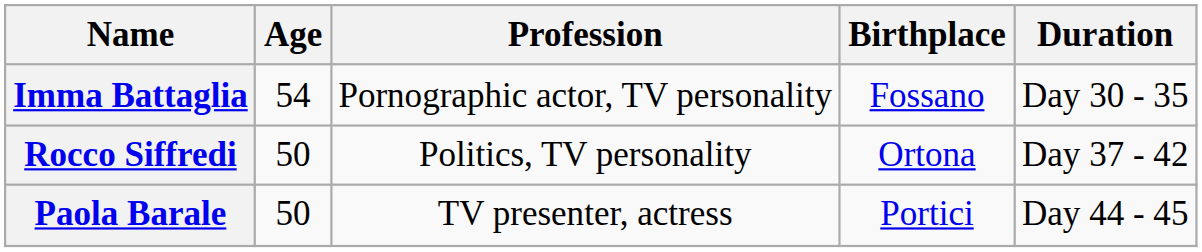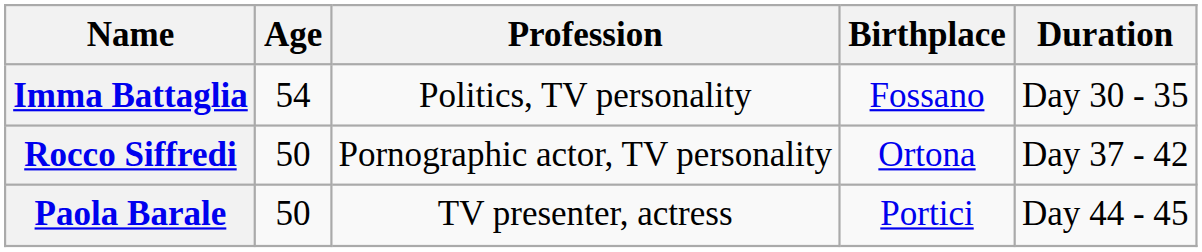(585, 94) Pornographic actor, TV personality -> (585, 94) Politics, TV personality
(585, 154) Politics, TV personality -> (585, 154) Pornographic actor, TV personality
